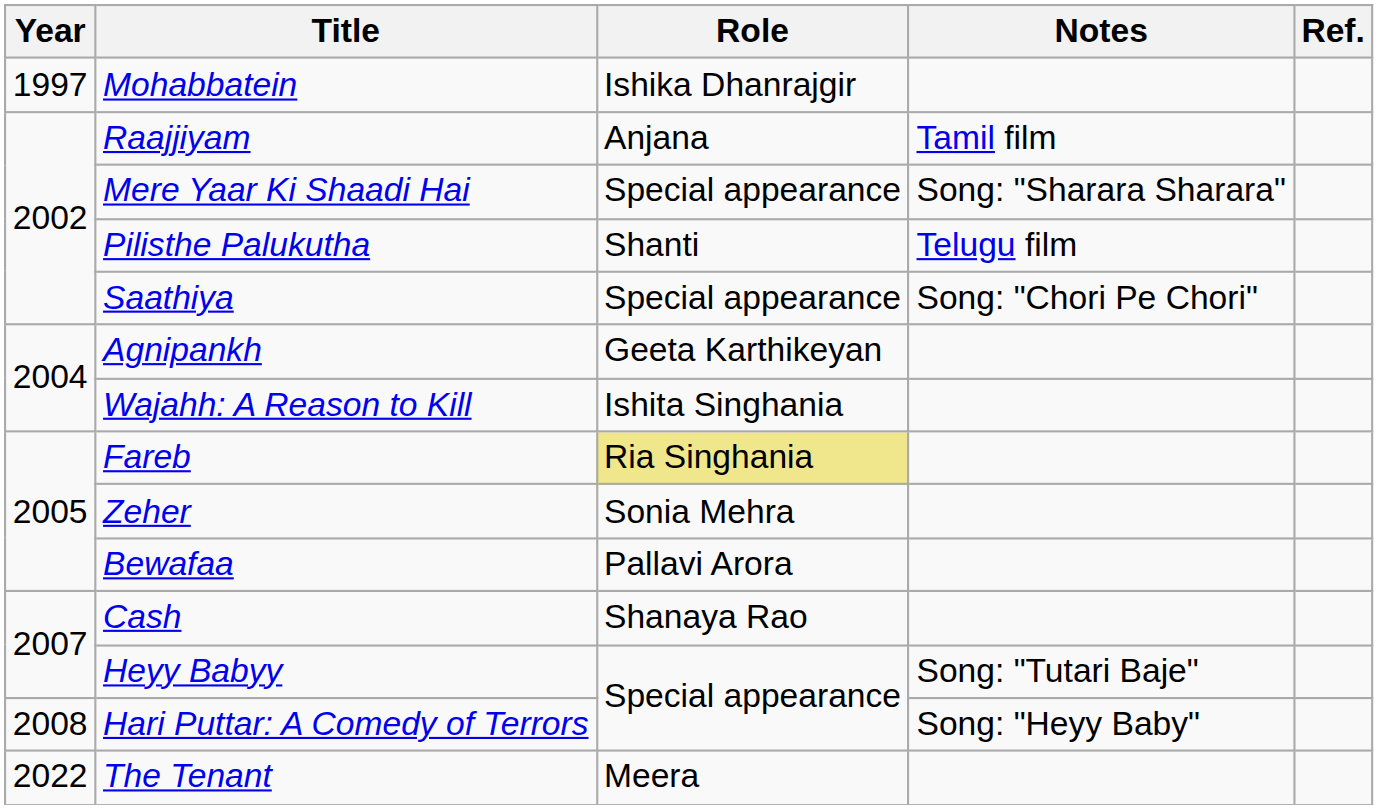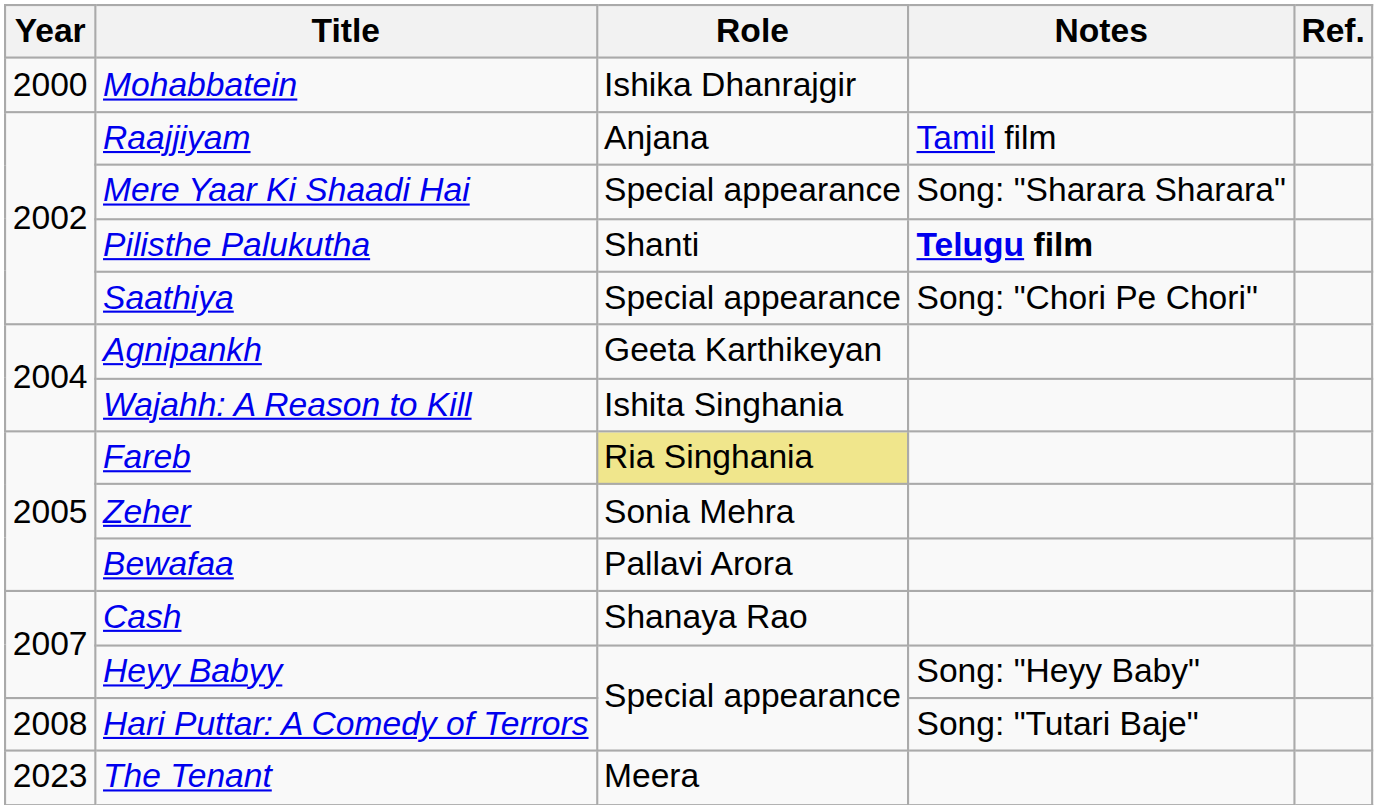(50, 84) 1997 -> (50, 84) 2000
(997, 244) normal -> (1005, 244) bold
(1058, 670) Song: "Tutari Baje" -> (1058, 670) Song: "Heyy Baby"
(1058, 723) Song: "Heyy Baby" -> (1058, 723) Song: "Tutari Baje"
(50, 777) 2022 -> (50, 777) 2023
